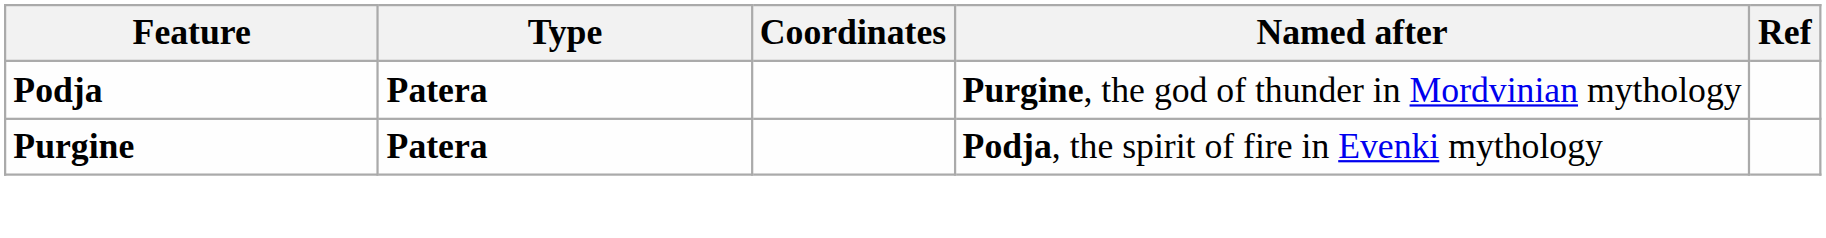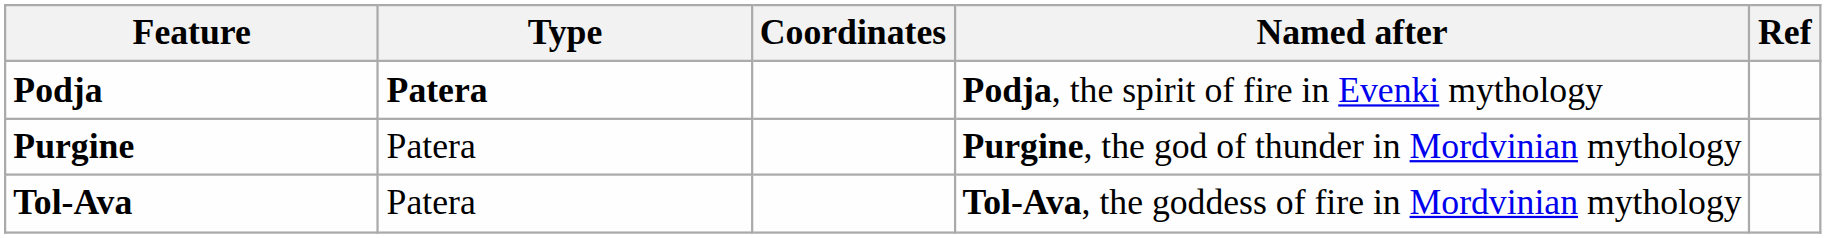(1352, 89) Purgine, the god of thunder in Mordvinian mythology -> (1283, 89) Podja, the spirit of fire in Evenki mythology
(437, 145) bold -> (431, 145) normal
(1283, 145) Podja, the spirit of fire in Evenki mythology -> (1352, 145) Purgine, the god of thunder in Mordvinian mythology
+ row: (73, 202)
